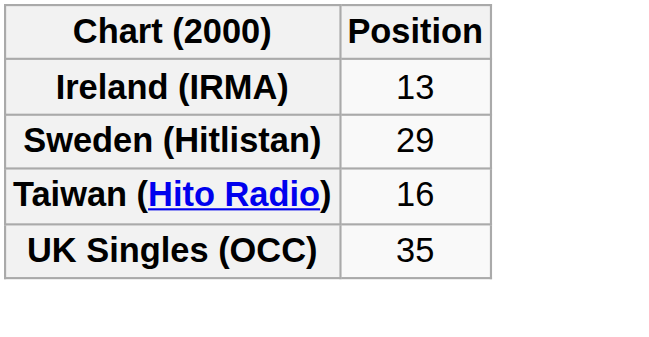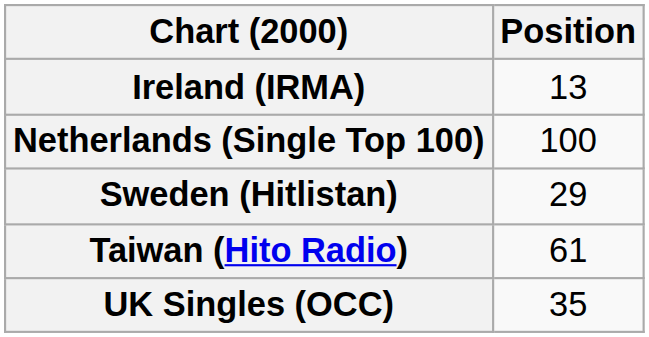+ row: (249, 140)
(415, 195) 16 -> (568, 250) 61
